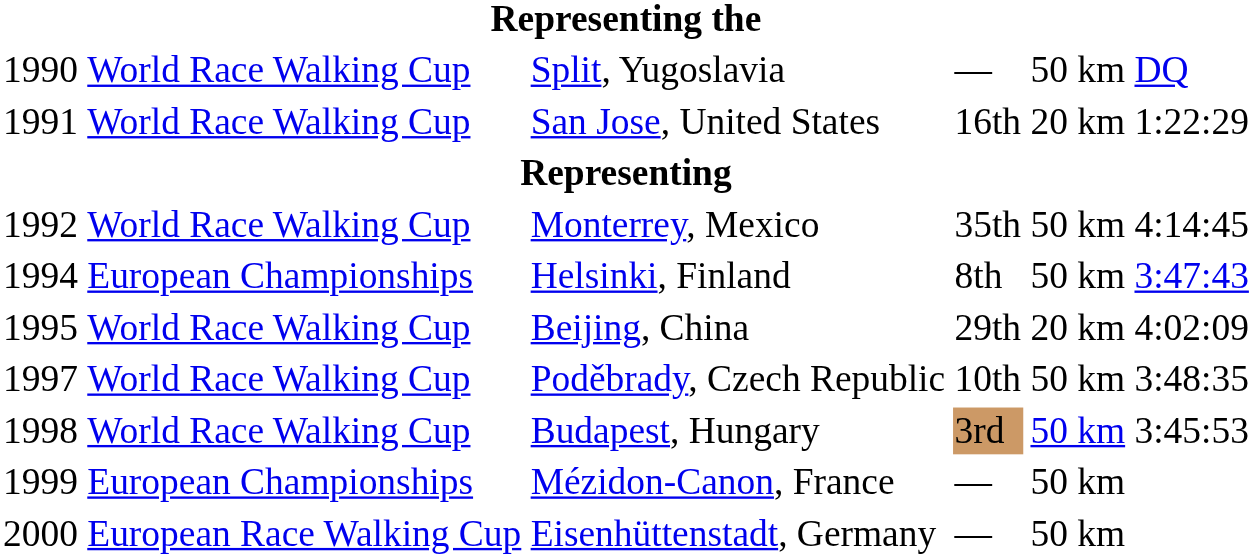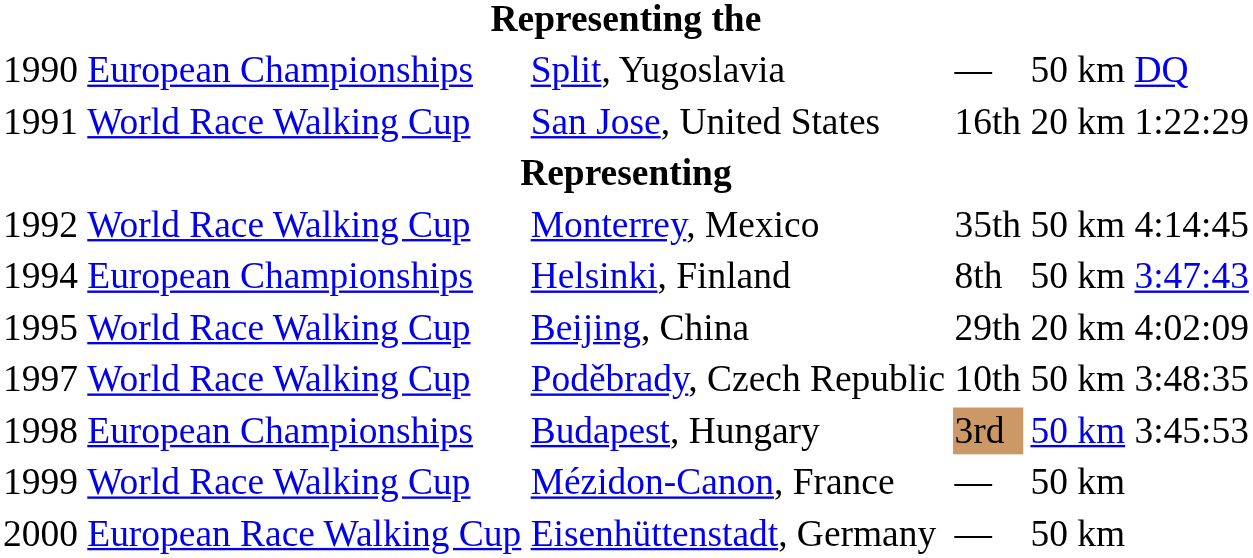(279, 69) World Race Walking Cup -> (280, 69) European Championships
(279, 430) World Race Walking Cup -> (280, 430) European Championships
(280, 481) European Championships -> (279, 481) World Race Walking Cup
